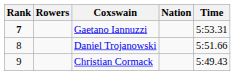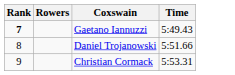- column: (176, 12)
(212, 29) 5:53.31 -> (177, 29) 5:49.43
(212, 62) 5:49.43 -> (177, 62) 5:53.31
